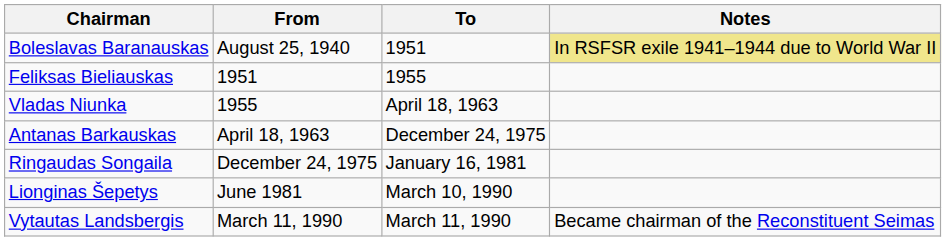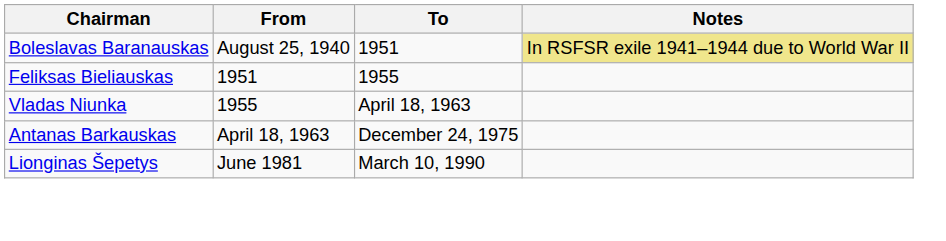- row: (90, 163)
- row: (96, 221)
